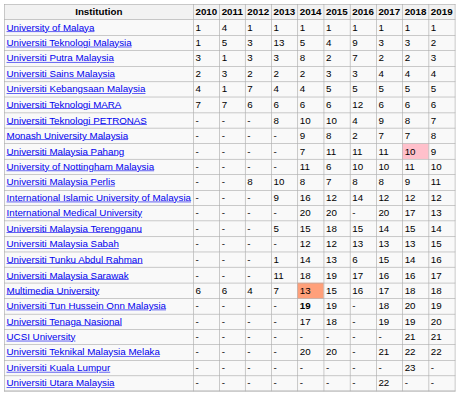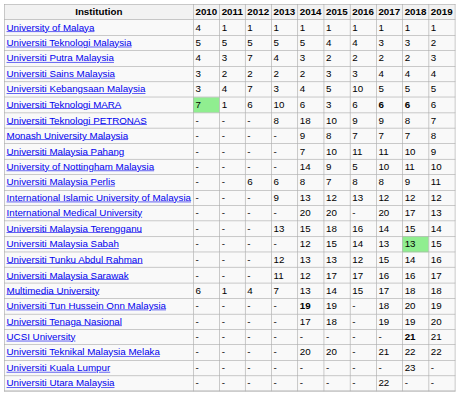(198, 27) 1 -> (198, 27) 4
(224, 27) 4 -> (224, 27) 1
(198, 43) 1 -> (198, 43) 5
(250, 43) 3 -> (250, 43) 5
(279, 43) 13 -> (276, 43) 5
(355, 43) 9 -> (355, 43) 4
(198, 58) 3 -> (198, 58) 4
(224, 58) 1 -> (224, 58) 3
(250, 58) 3 -> (250, 58) 7
(276, 58) 3 -> (276, 58) 4
(303, 58) 8 -> (303, 58) 3
(355, 58) 7 -> (355, 58) 2
(198, 74) 2 -> (198, 74) 3
(224, 74) 3 -> (224, 74) 2
(198, 89) 4 -> (198, 89) 3
(224, 89) 1 -> (224, 89) 4
(276, 89) 4 -> (276, 89) 3
(355, 89) 5 -> (358, 89) 10
(198, 105) no background -> (198, 105) lightgreen background
(224, 105) 7 -> (224, 105) 1
(276, 105) 6 -> (279, 105) 10
(329, 105) 6 -> (329, 105) 3
(358, 105) 12 -> (355, 105) 6
(381, 105) normal -> (381, 105) bold
(407, 105) normal -> (407, 105) bold
(305, 120) 10 -> (305, 120) 18
(355, 120) 4 -> (355, 120) 9
(355, 136) 2 -> (355, 136) 7
(331, 151) 11 -> (331, 151) 10
(410, 151) pink background -> (410, 151) no background
(305, 167) 11 -> (305, 167) 14
(329, 167) 6 -> (329, 167) 9
(358, 167) 10 -> (355, 167) 5
(250, 182) 8 -> (250, 182) 6
(279, 182) 10 -> (276, 182) 6
(305, 197) 16 -> (305, 197) 13
(358, 197) 14 -> (358, 197) 13
(276, 228) 5 -> (279, 228) 13
(358, 228) 15 -> (358, 228) 16
(331, 244) 12 -> (331, 244) 15
(358, 244) 13 -> (358, 244) 14
(410, 244) no background -> (410, 244) lightgreen background
(276, 259) 1 -> (279, 259) 12
(305, 259) 14 -> (305, 259) 13
(355, 259) 6 -> (358, 259) 12
(305, 275) 18 -> (305, 275) 12
(331, 275) 19 -> (331, 275) 17
(224, 290) 6 -> (224, 290) 1
(305, 290) lightsalmon background -> (305, 290) no background
(331, 290) 15 -> (331, 290) 14
(358, 290) 16 -> (358, 290) 15
(410, 337) normal -> (410, 337) bold
